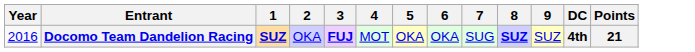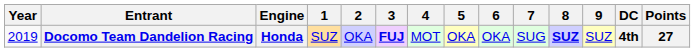+ column: (282, 15)
(23, 36) 2016 -> (23, 36) 2019
(273, 36) bold -> (324, 36) normal
(615, 36) 21 -> (666, 36) 27
